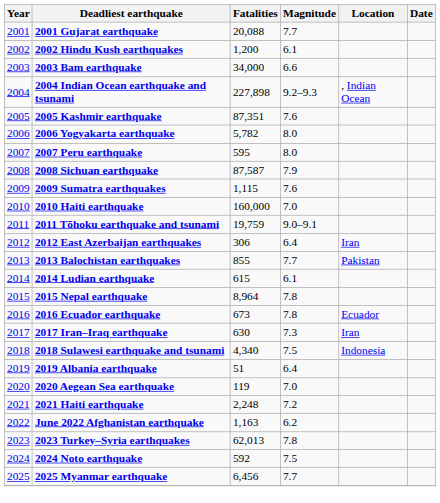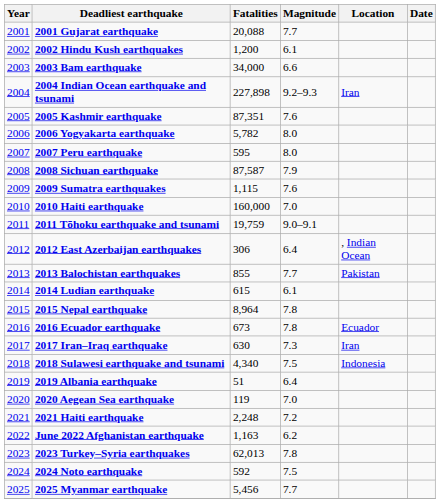(359, 91) , Indian Ocean -> (350, 91) Iran
(350, 242) Iran -> (359, 248) , Indian Ocean
(246, 476) 6,456 -> (246, 489) 5,456
